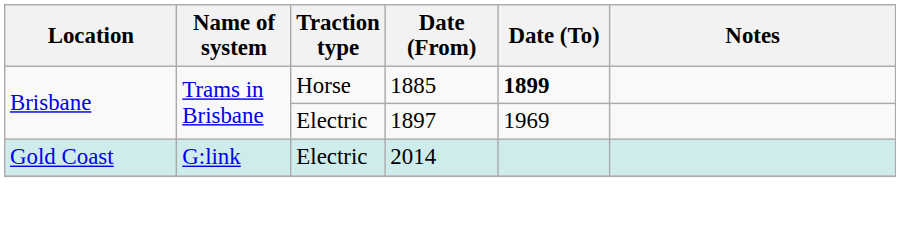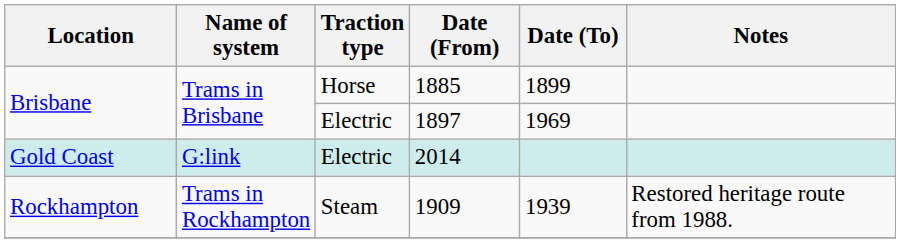(526, 84) bold -> (548, 84) normal
+ row: (438, 206)
